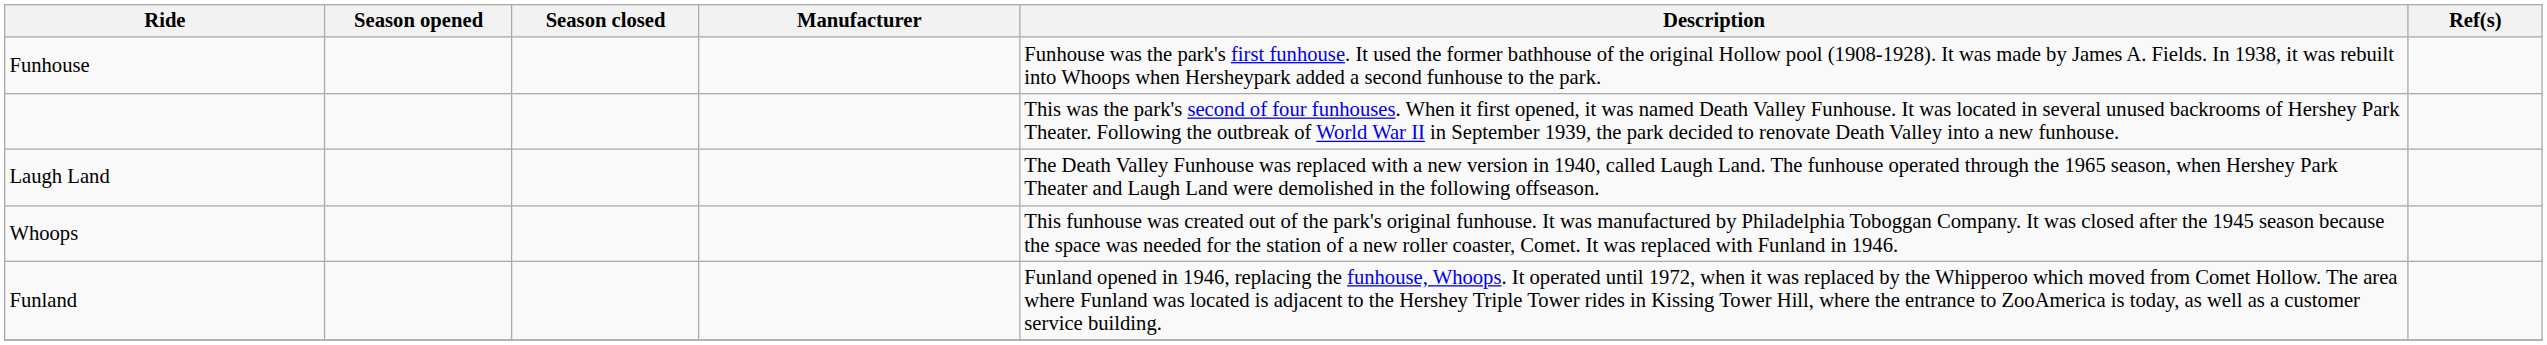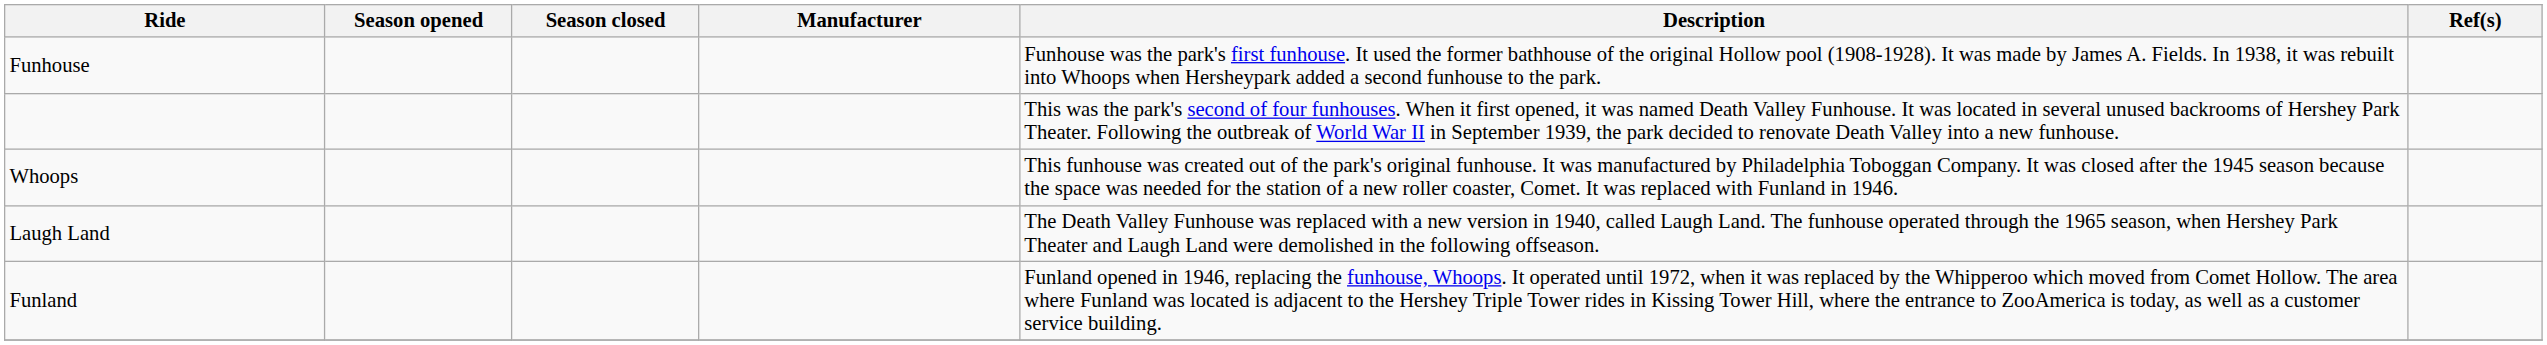rows swapped: (44, 233) <-> (60, 177)
